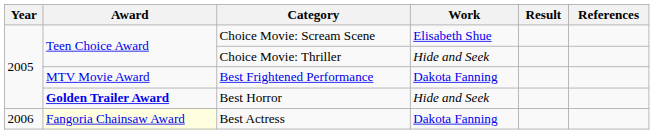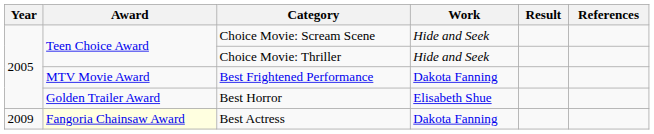(452, 35) Elisabeth Shue -> (451, 35) Hide and Seek
(108, 98) bold -> (103, 98) normal
(451, 98) Hide and Seek -> (452, 98) Elisabeth Shue
(21, 118) 2006 -> (21, 118) 2009
